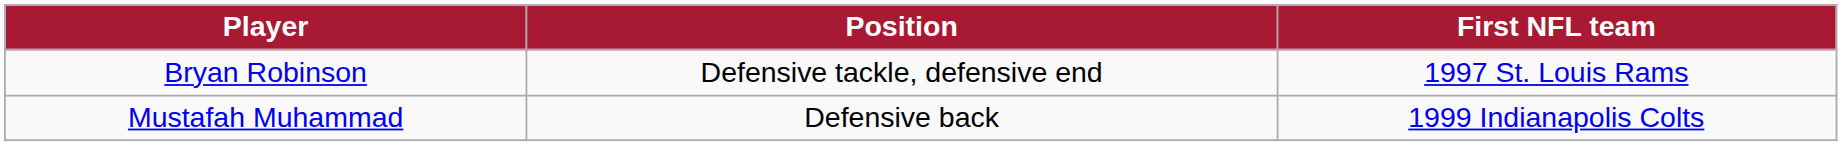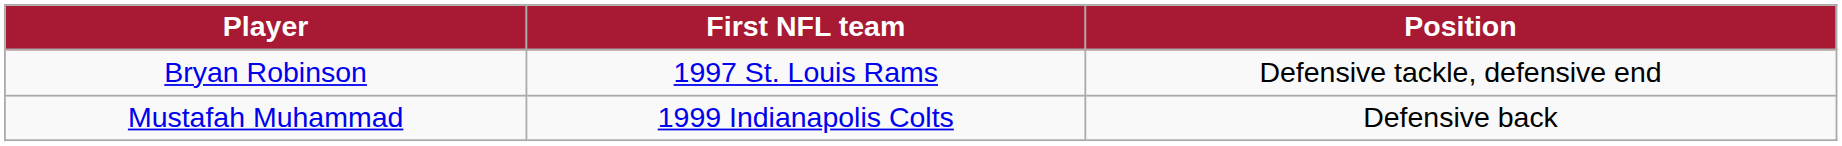columns swapped: (902, 27) <-> (1556, 27)
